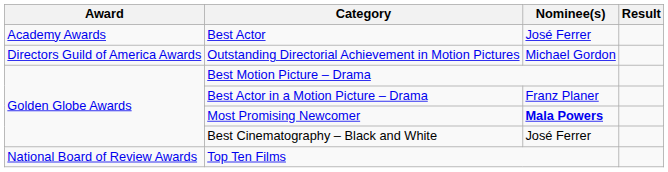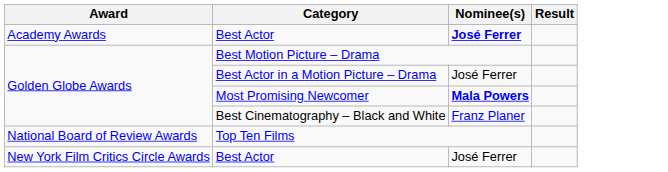(558, 34) normal -> (486, 34) bold
- row: (104, 55)
(562, 95) Franz Planer -> (484, 75) José Ferrer
(558, 136) José Ferrer -> (488, 116) Franz Planer
+ row: (109, 156)
